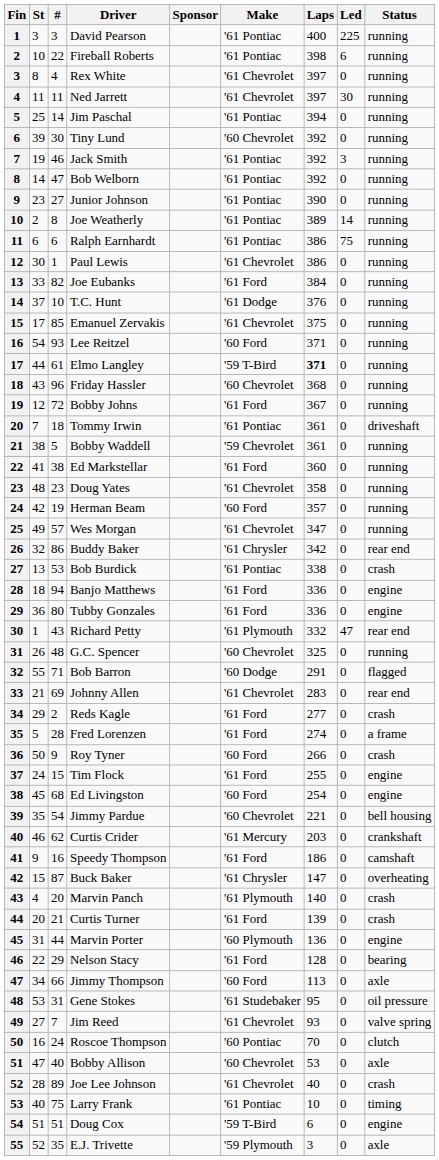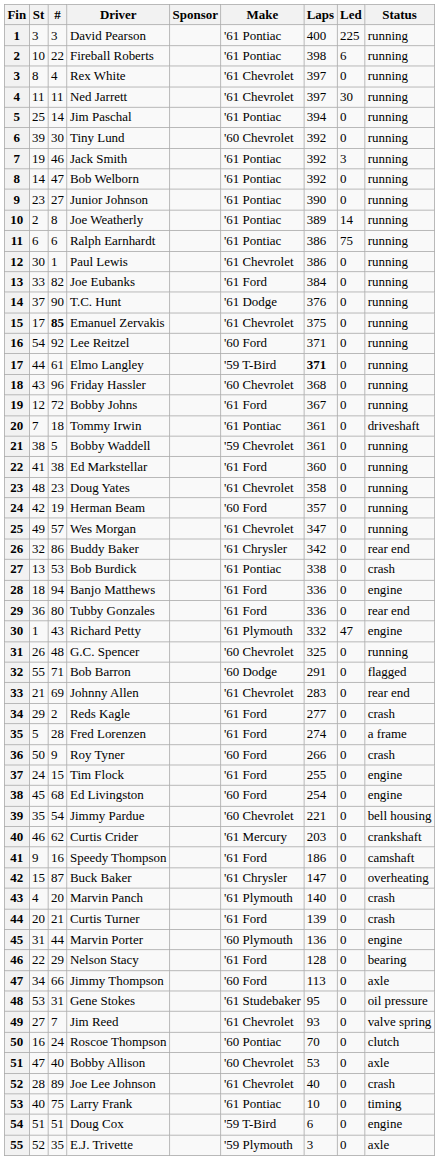(58, 302) 10 -> (58, 302) 90
(58, 323) normal -> (58, 323) bold
(58, 343) 93 -> (58, 343) 92
(385, 610) engine -> (389, 610) rear end
(389, 631) rear end -> (385, 631) engine
